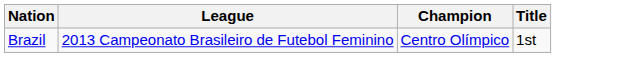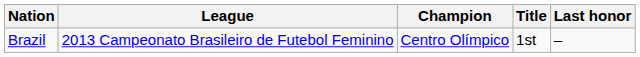+ column: (593, 16)
